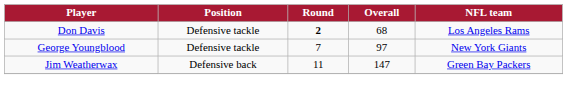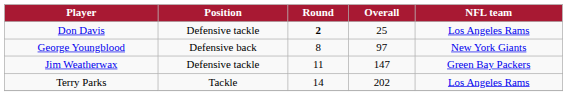(382, 30) 68 -> (382, 30) 25
(223, 47) Defensive tackle -> (223, 47) Defensive back
(318, 47) 7 -> (318, 47) 8
(223, 64) Defensive back -> (223, 64) Defensive tackle
+ row: (81, 82)
